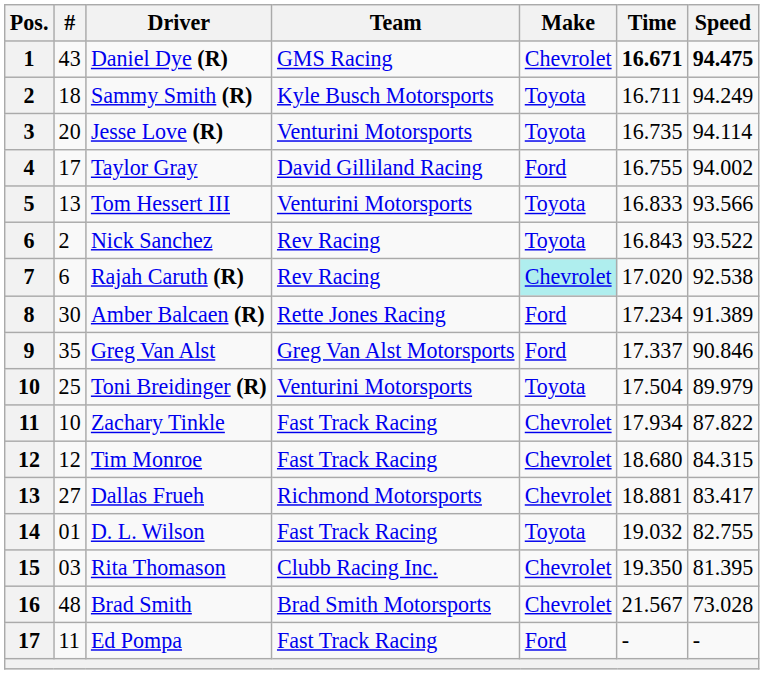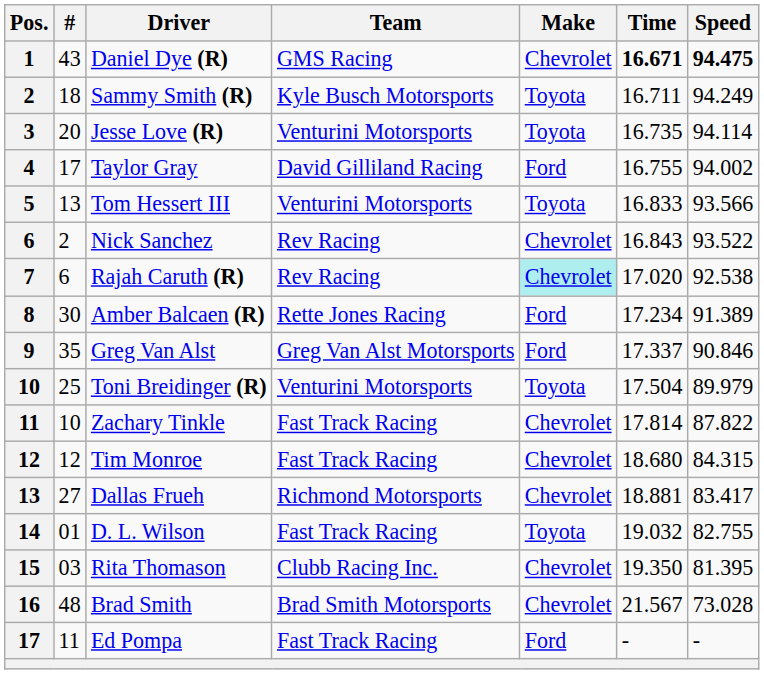(555, 240) Toyota -> (568, 240) Chevrolet
(652, 422) 17.934 -> (652, 422) 17.814
